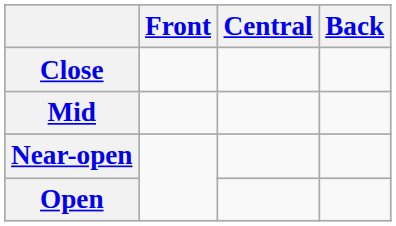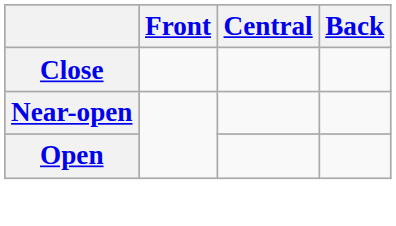- row: (72, 112)
